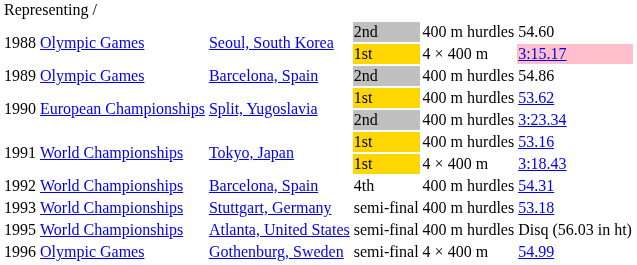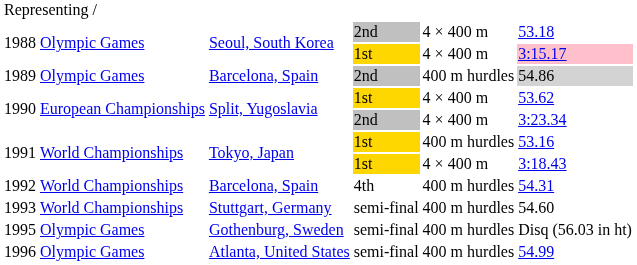(468, 32) 400 m hurdles -> (455, 32) 4 × 400 m
(536, 32) 54.60 -> (536, 32) 53.18
(536, 76) no background -> (536, 76) lightgrey background
(468, 98) 400 m hurdles -> (455, 98) 4 × 400 m
(468, 120) 400 m hurdles -> (455, 120) 4 × 400 m
(536, 208) 53.18 -> (536, 208) 54.60
(112, 230) World Championships -> (92, 230) Olympic Games
(279, 230) Atlanta, United States -> (276, 230) Gothenburg, Sweden
(276, 252) Gothenburg, Sweden -> (279, 252) Atlanta, United States
(455, 252) 4 × 400 m -> (468, 252) 400 m hurdles
